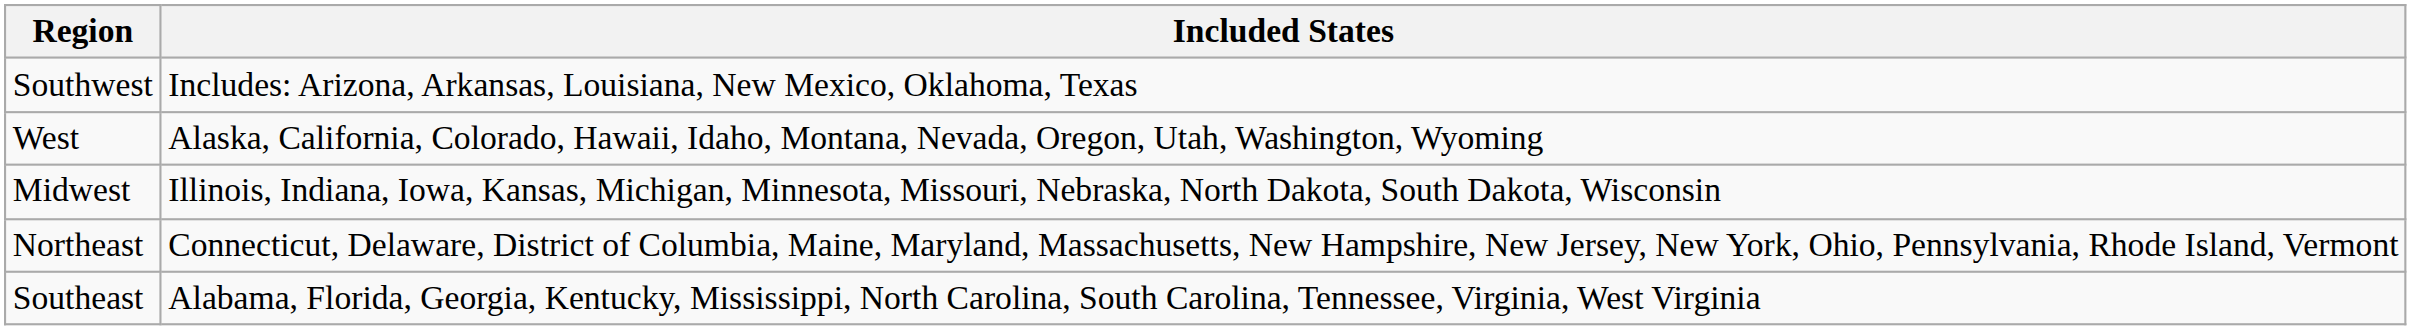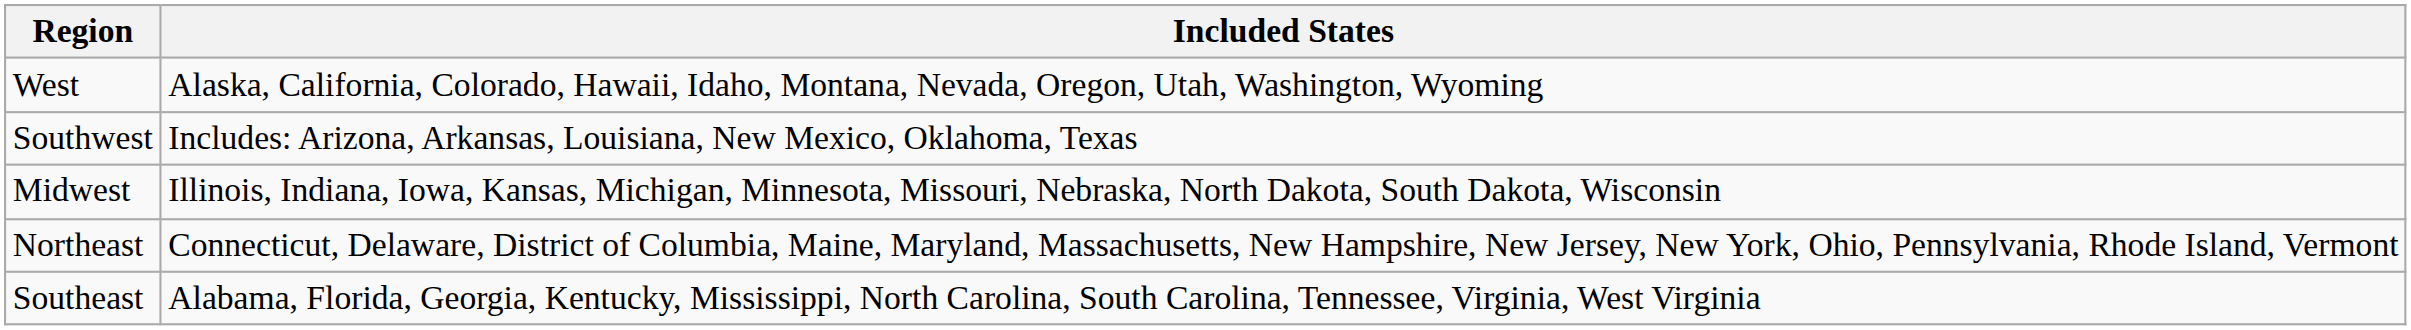rows swapped: (46, 137) <-> (83, 84)
